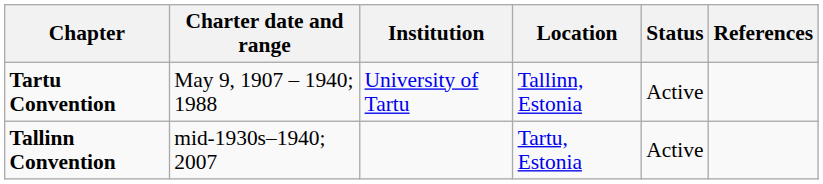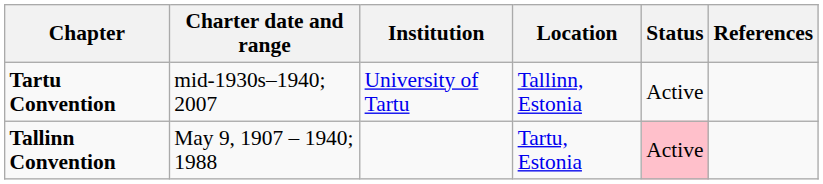(264, 91) May 9, 1907 – 1940; 1988 -> (250, 91) mid-1930s–1940; 2007
(250, 149) mid-1930s–1940; 2007 -> (264, 149) May 9, 1907 – 1940; 1988
(675, 149) no background -> (675, 149) pink background
